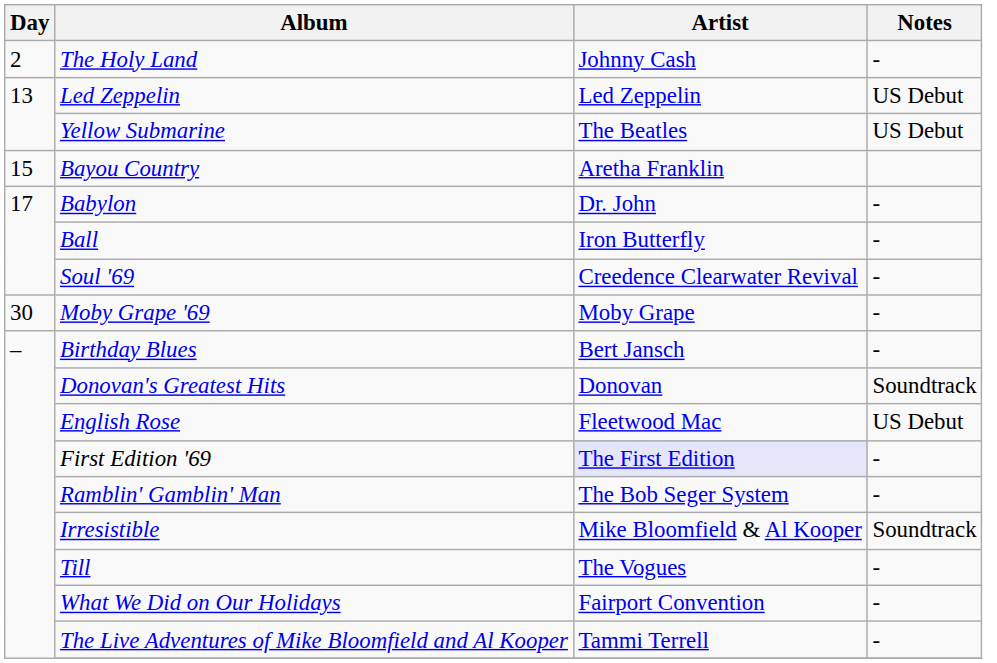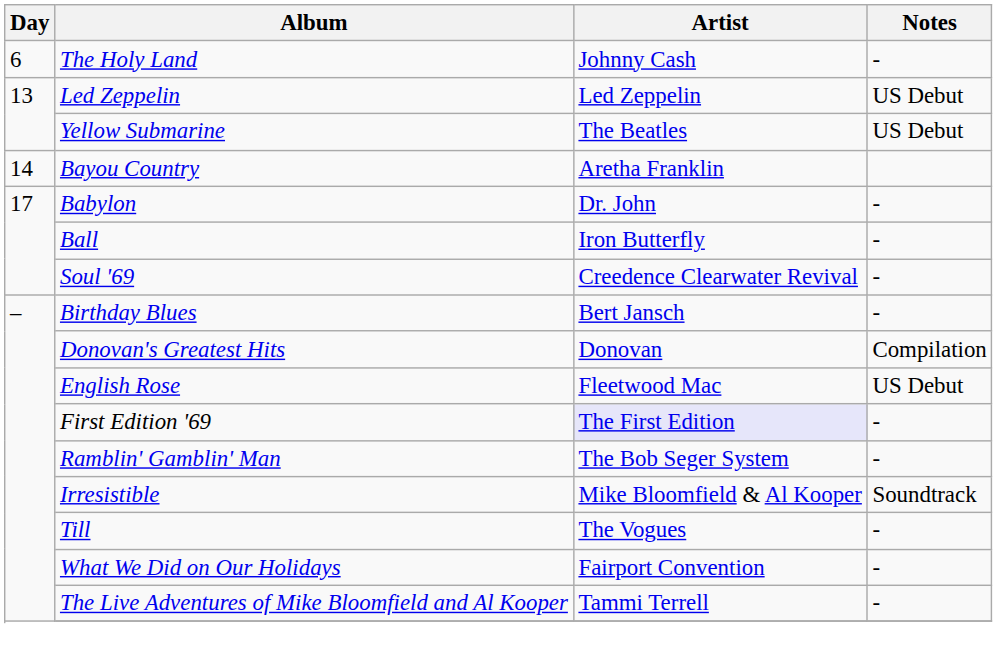(16, 58) 2 -> (16, 58) 6
(21, 167) 15 -> (21, 167) 14
- row: (135, 312)
(925, 385) Soundtrack -> (930, 349) Compilation
